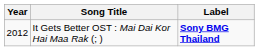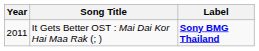(17, 33) 2012 -> (17, 33) 2011
